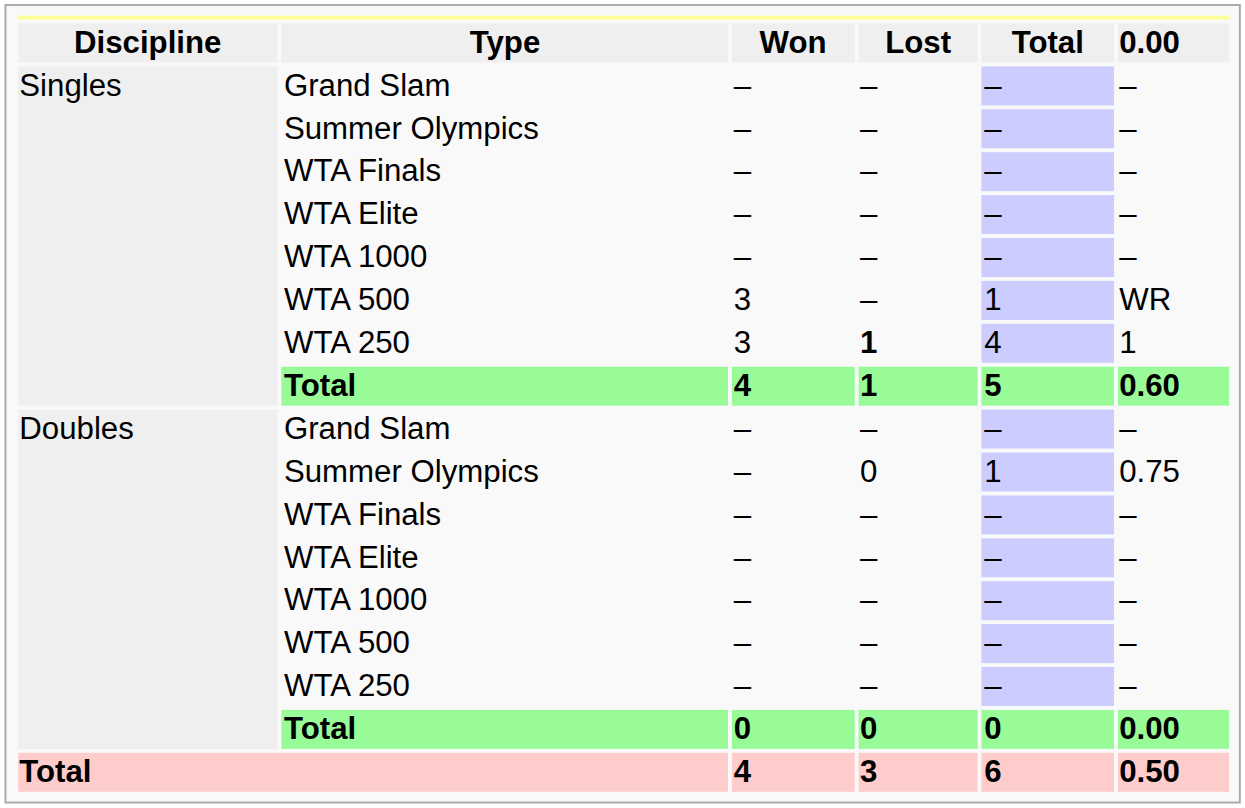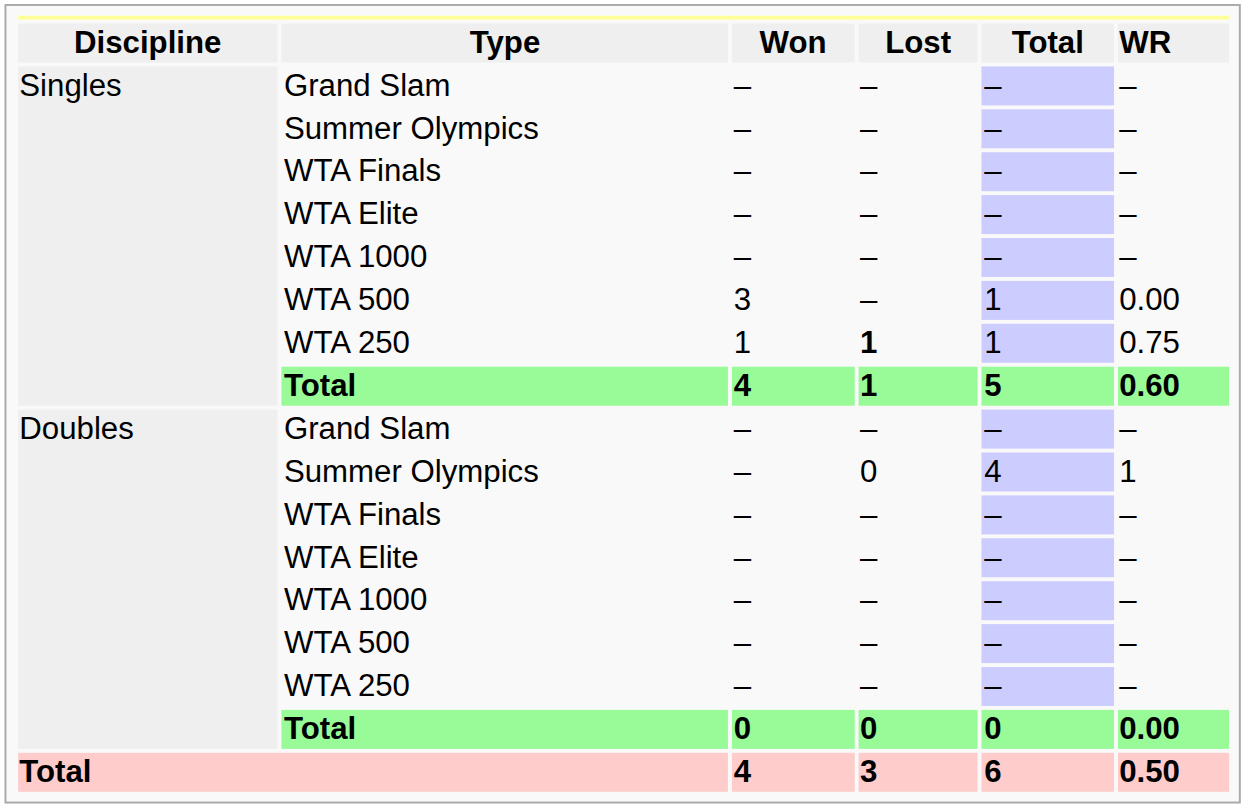(1150, 42) 0.00 -> (1145, 42) WR
(1145, 300) WR -> (1150, 300) 0.00
(743, 343) 3 -> (743, 343) 1
(993, 343) 4 -> (993, 343) 1
(1128, 343) 1 -> (1150, 343) 0.75
(993, 471) 1 -> (993, 471) 4
(1150, 471) 0.75 -> (1128, 471) 1
